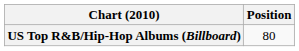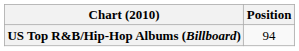(269, 35) 80 -> (269, 35) 94
